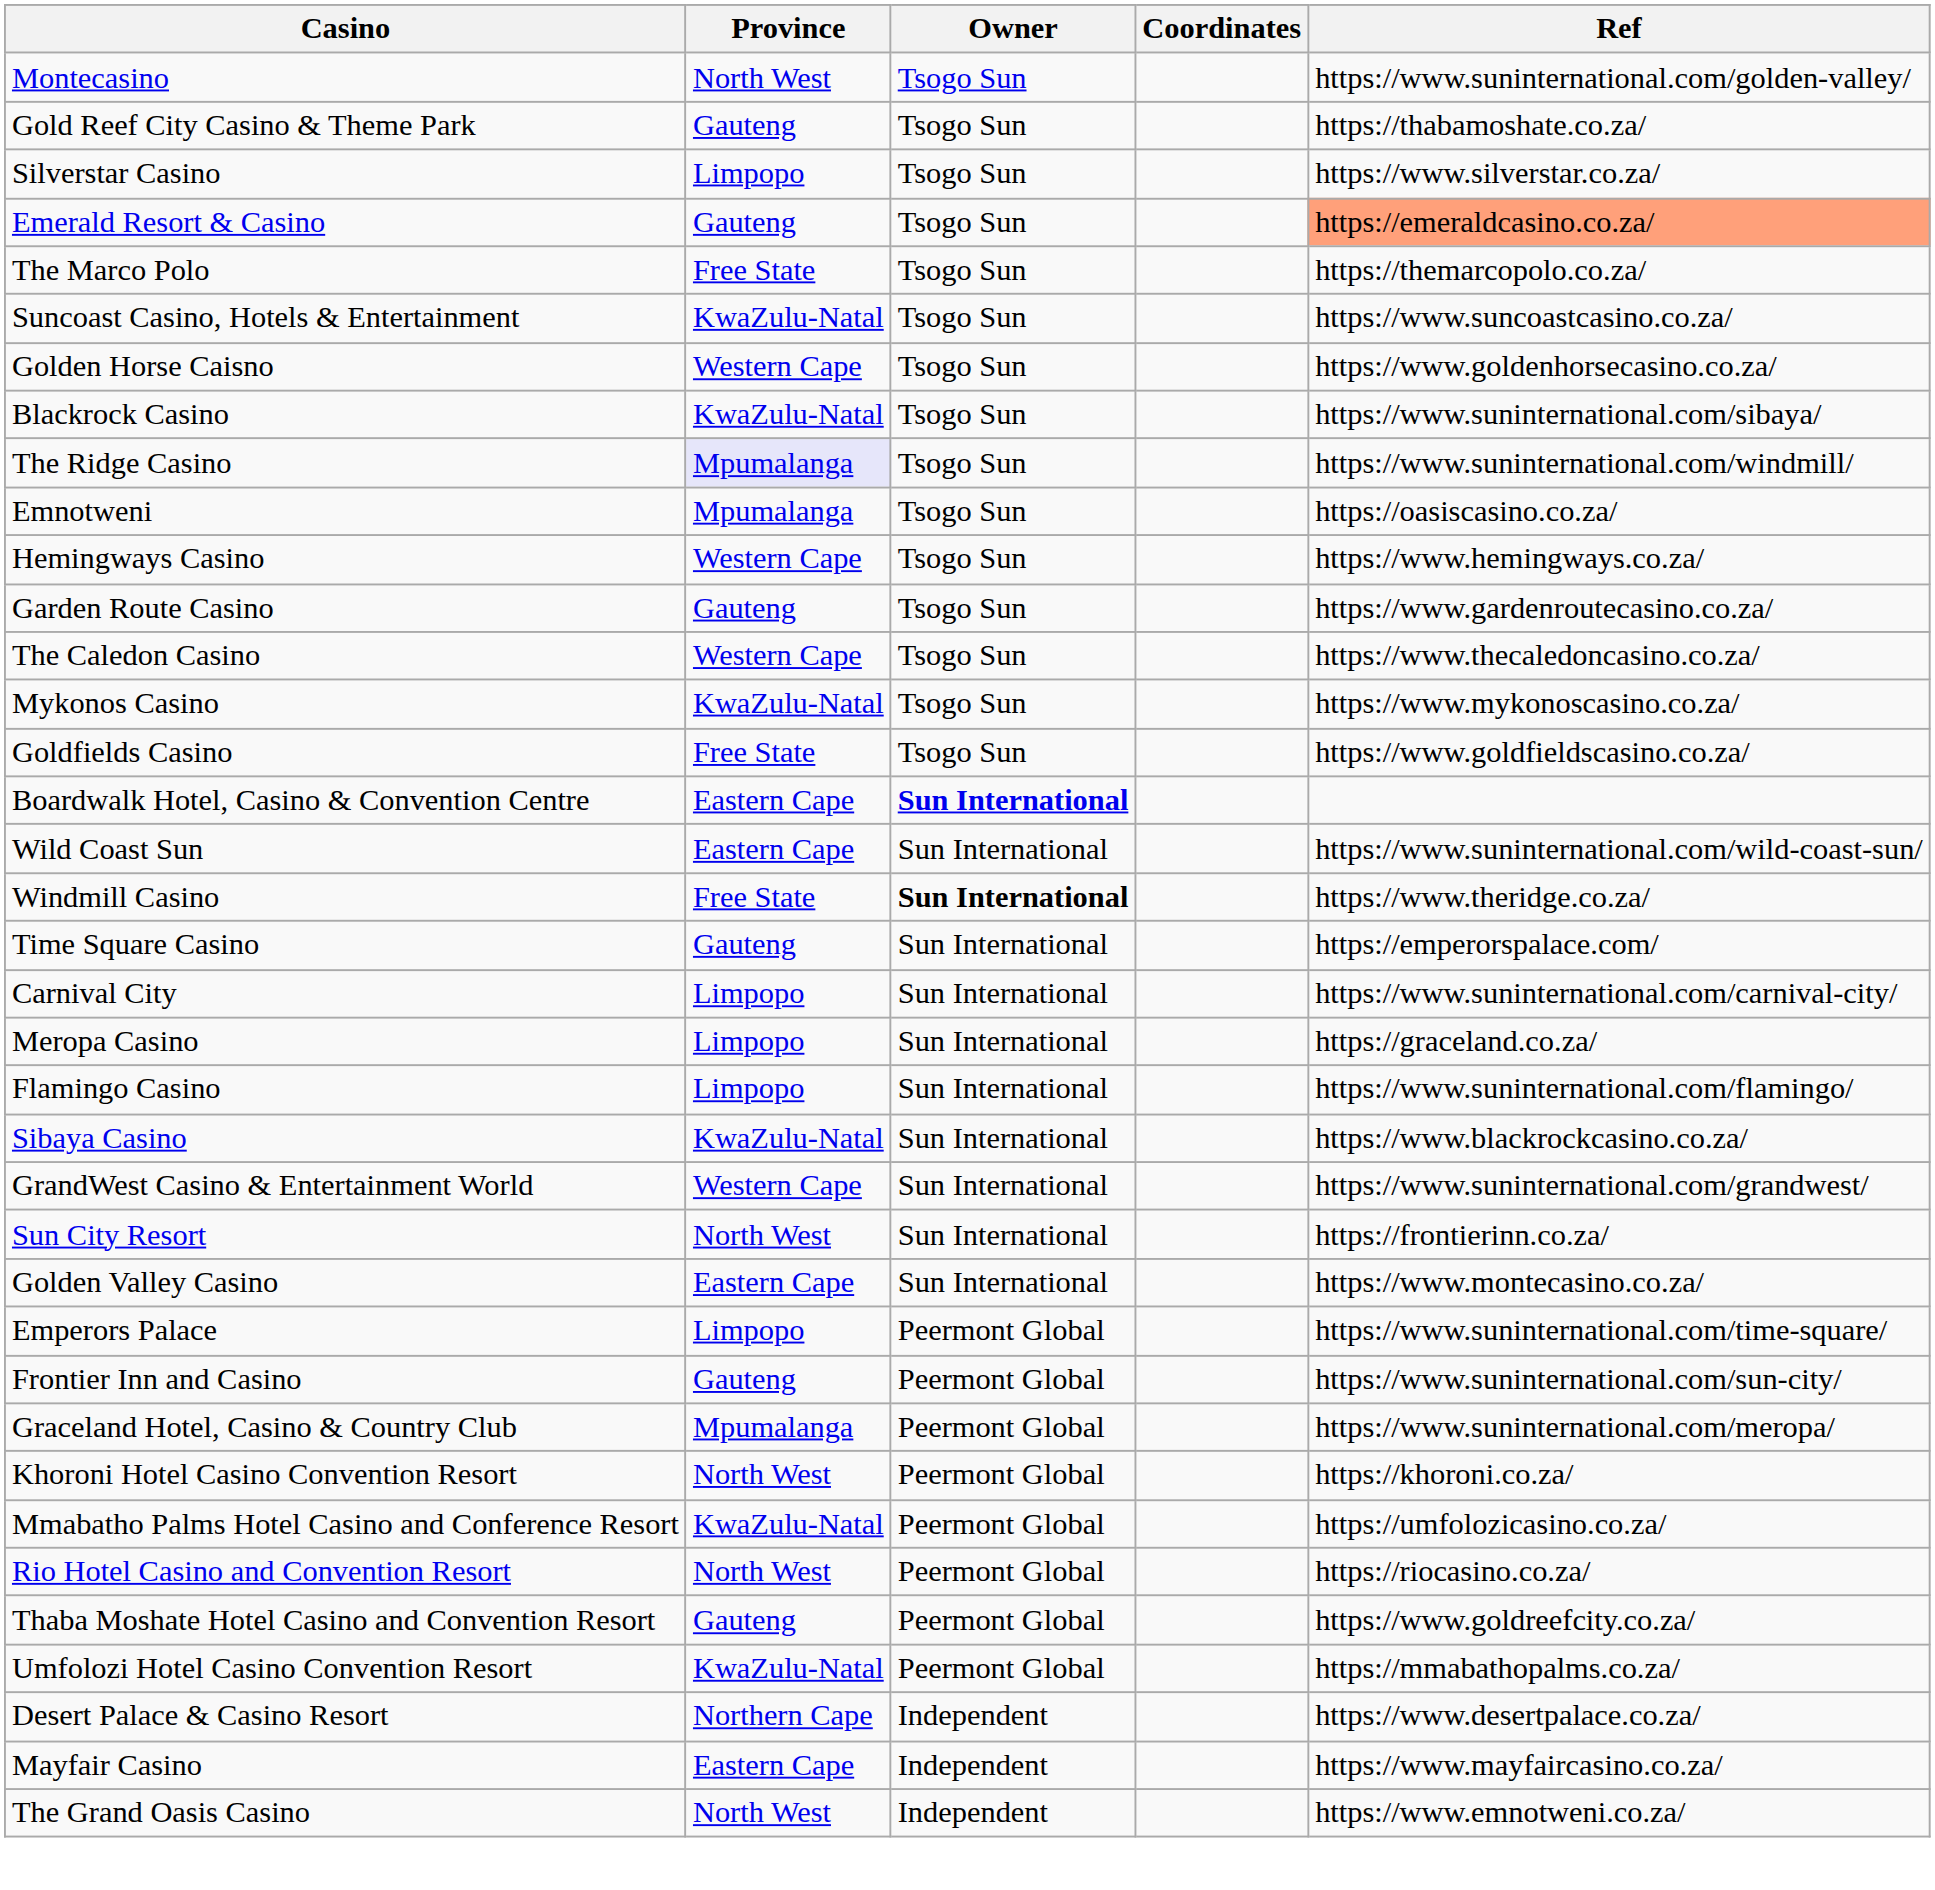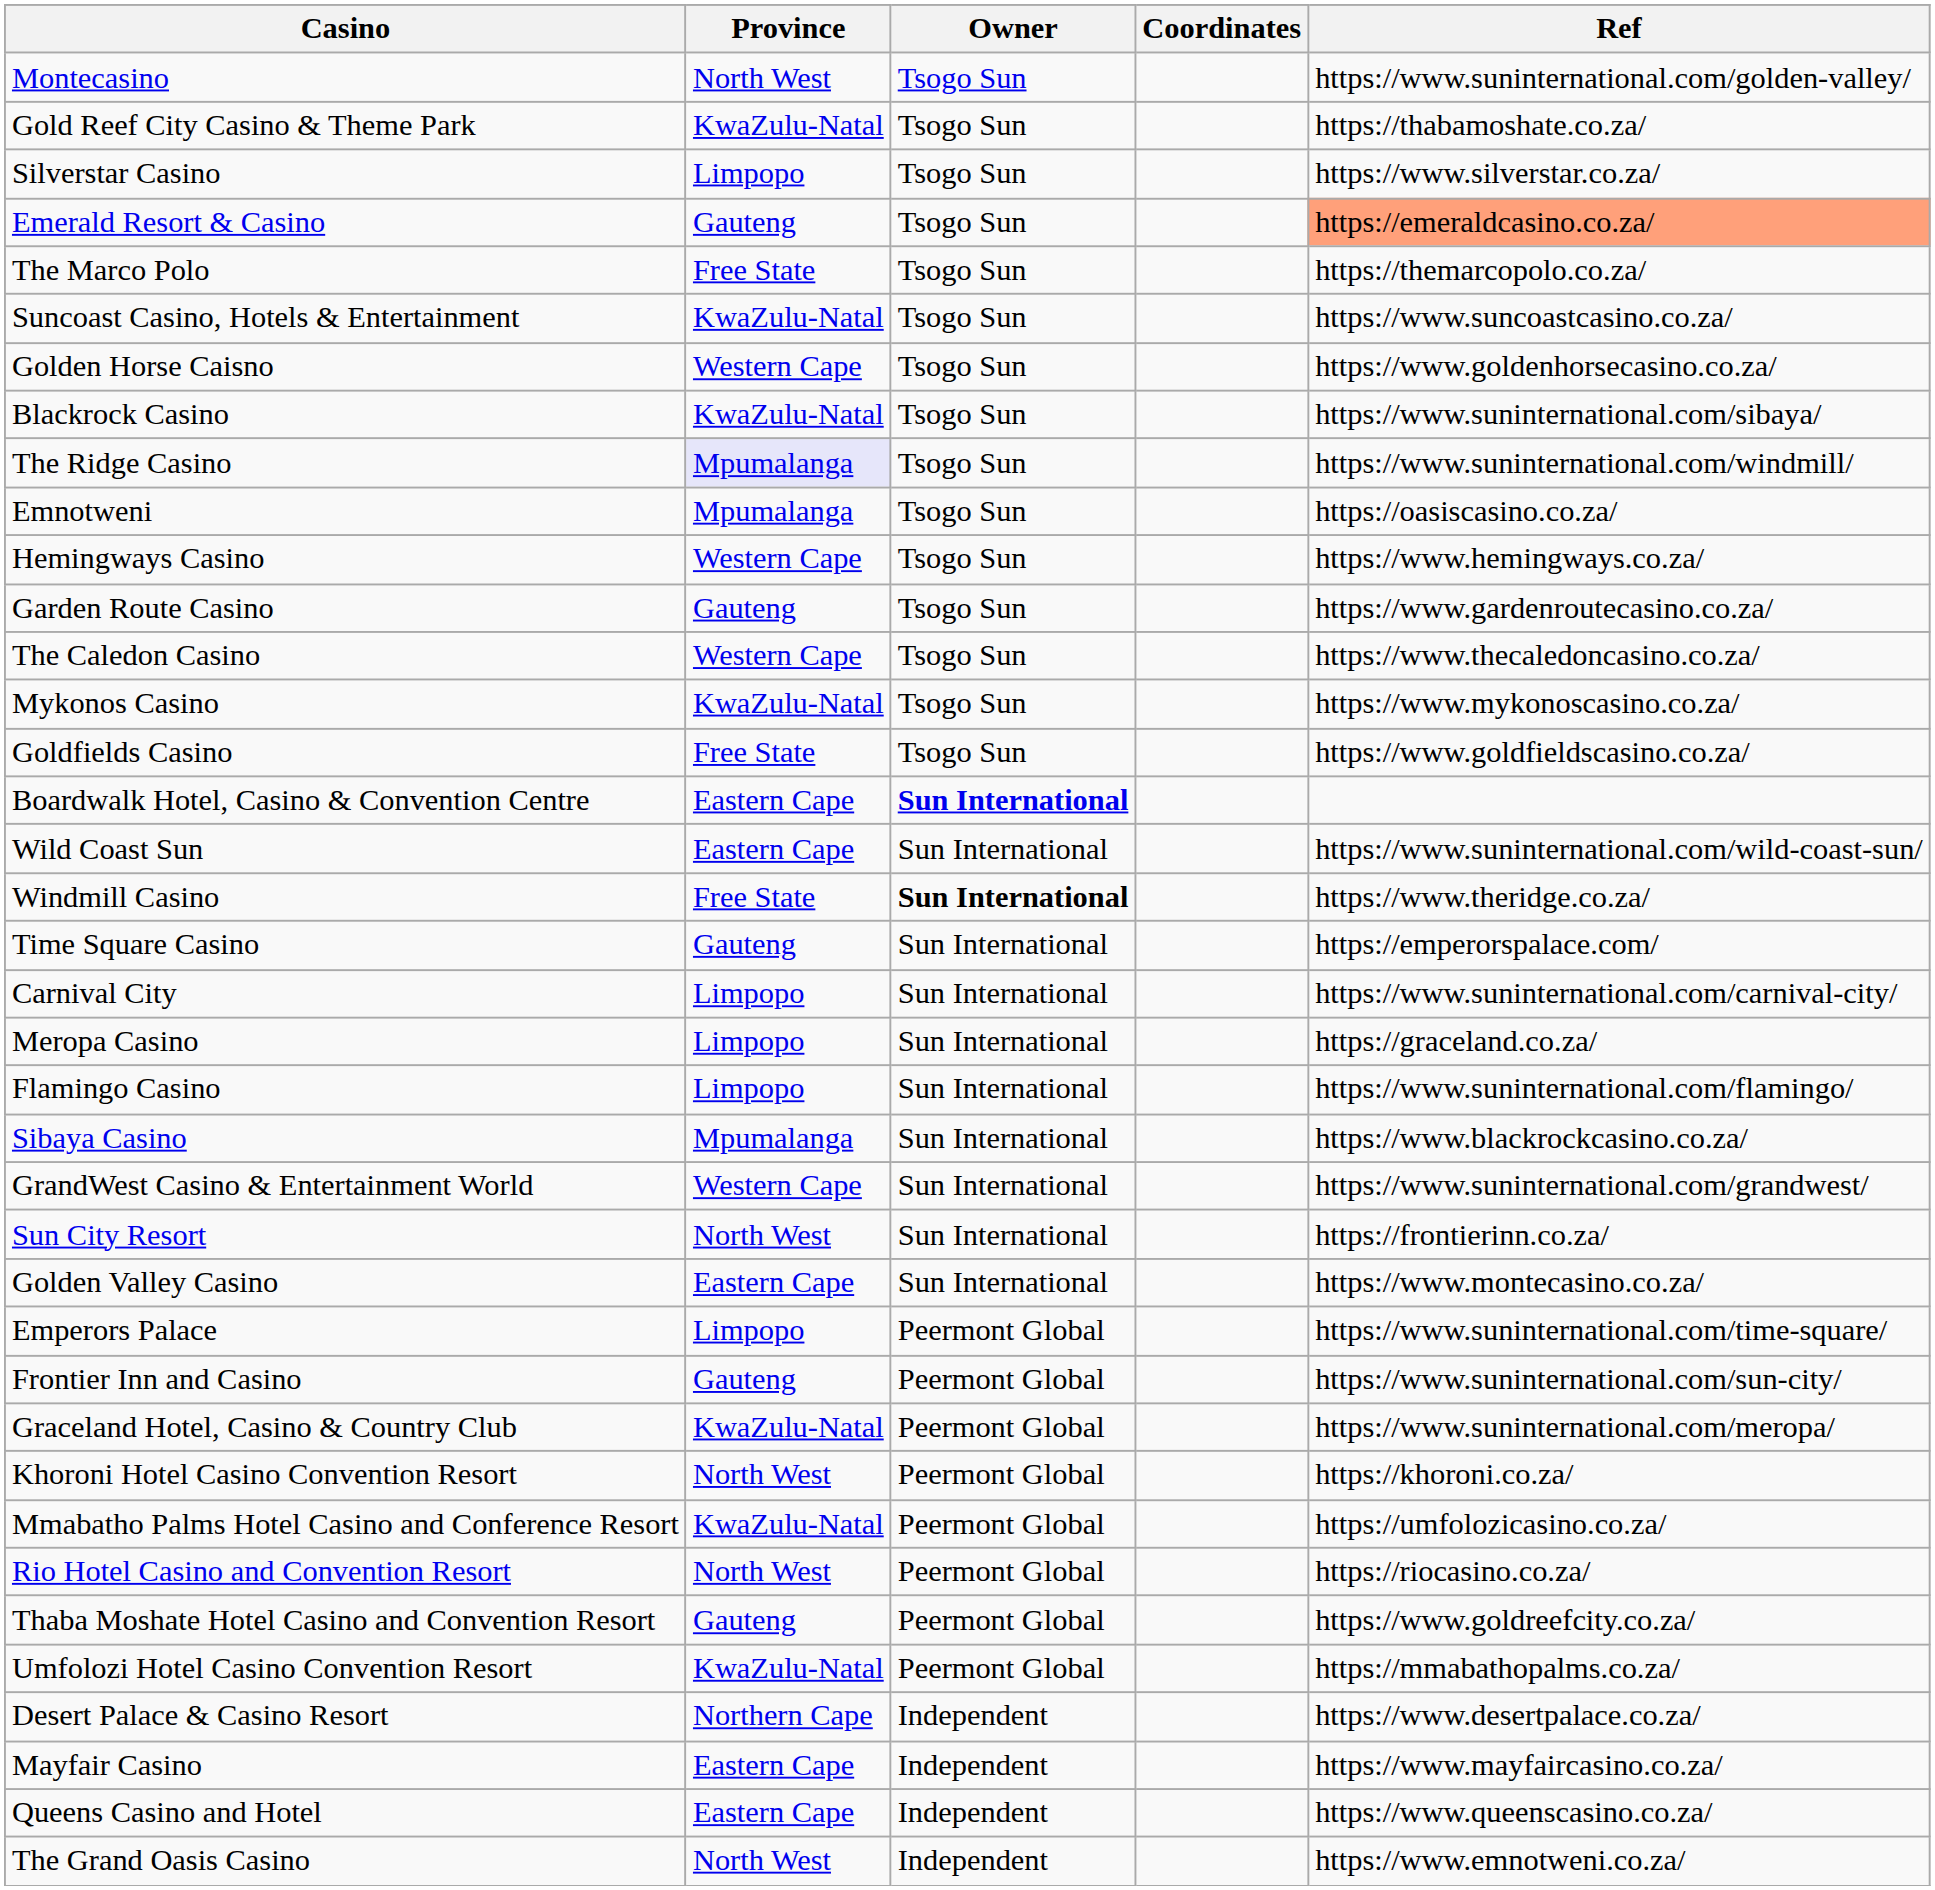(744, 125) Gauteng -> (788, 125) KwaZulu-Natal
(788, 1137) KwaZulu-Natal -> (773, 1137) Mpumalanga
(773, 1426) Mpumalanga -> (788, 1426) KwaZulu-Natal
+ row: (167, 1812)
